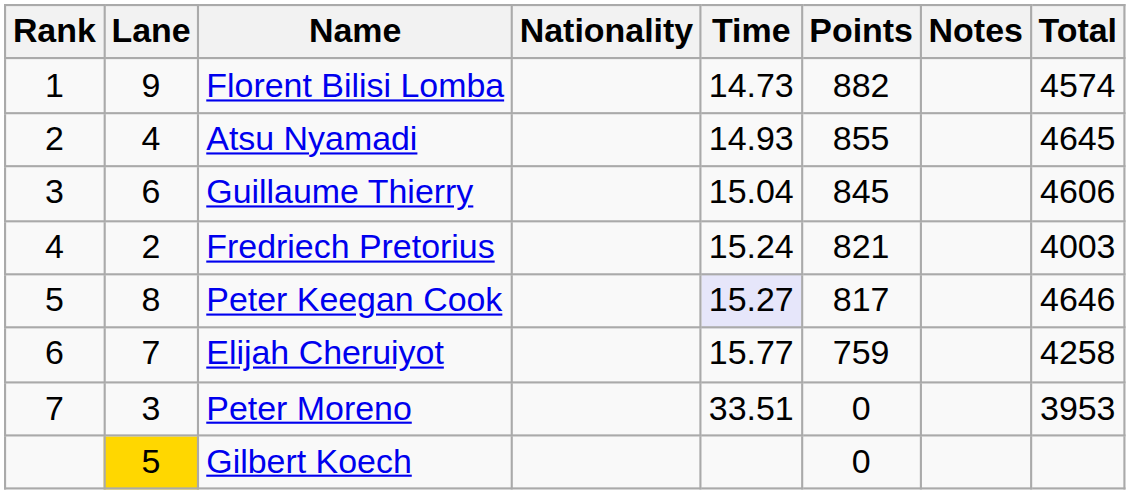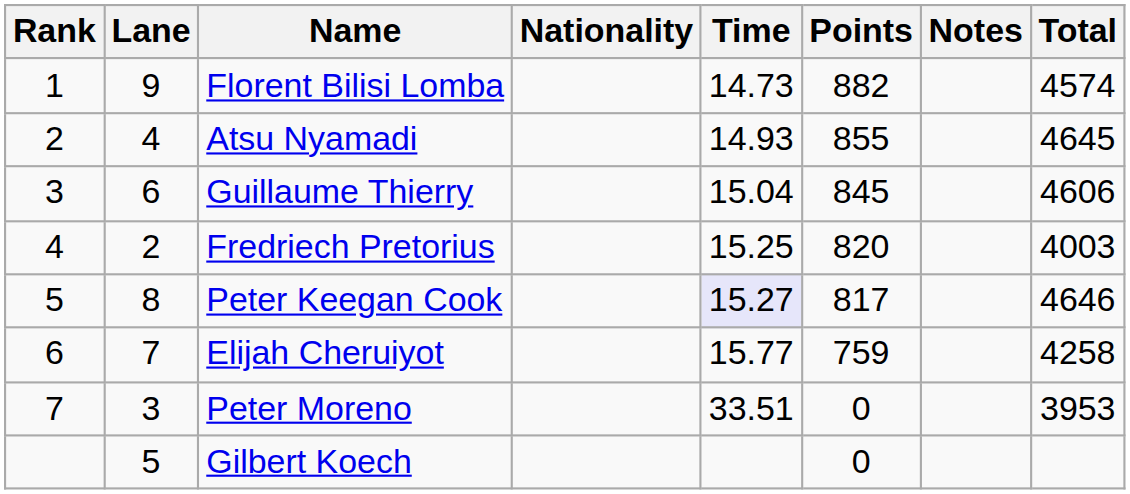(751, 246) 15.24 -> (751, 246) 15.25
(861, 246) 821 -> (861, 246) 820
(151, 461) gold background -> (151, 461) no background
